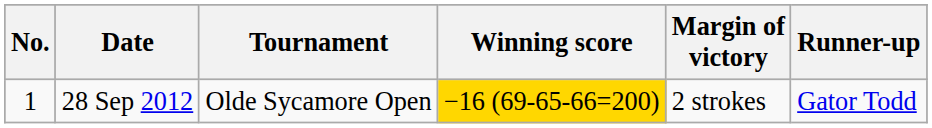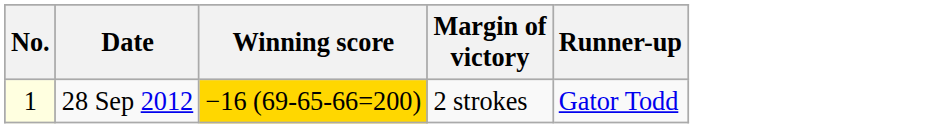- column: (319, 41)
(30, 100) no background -> (30, 100) lightyellow background
